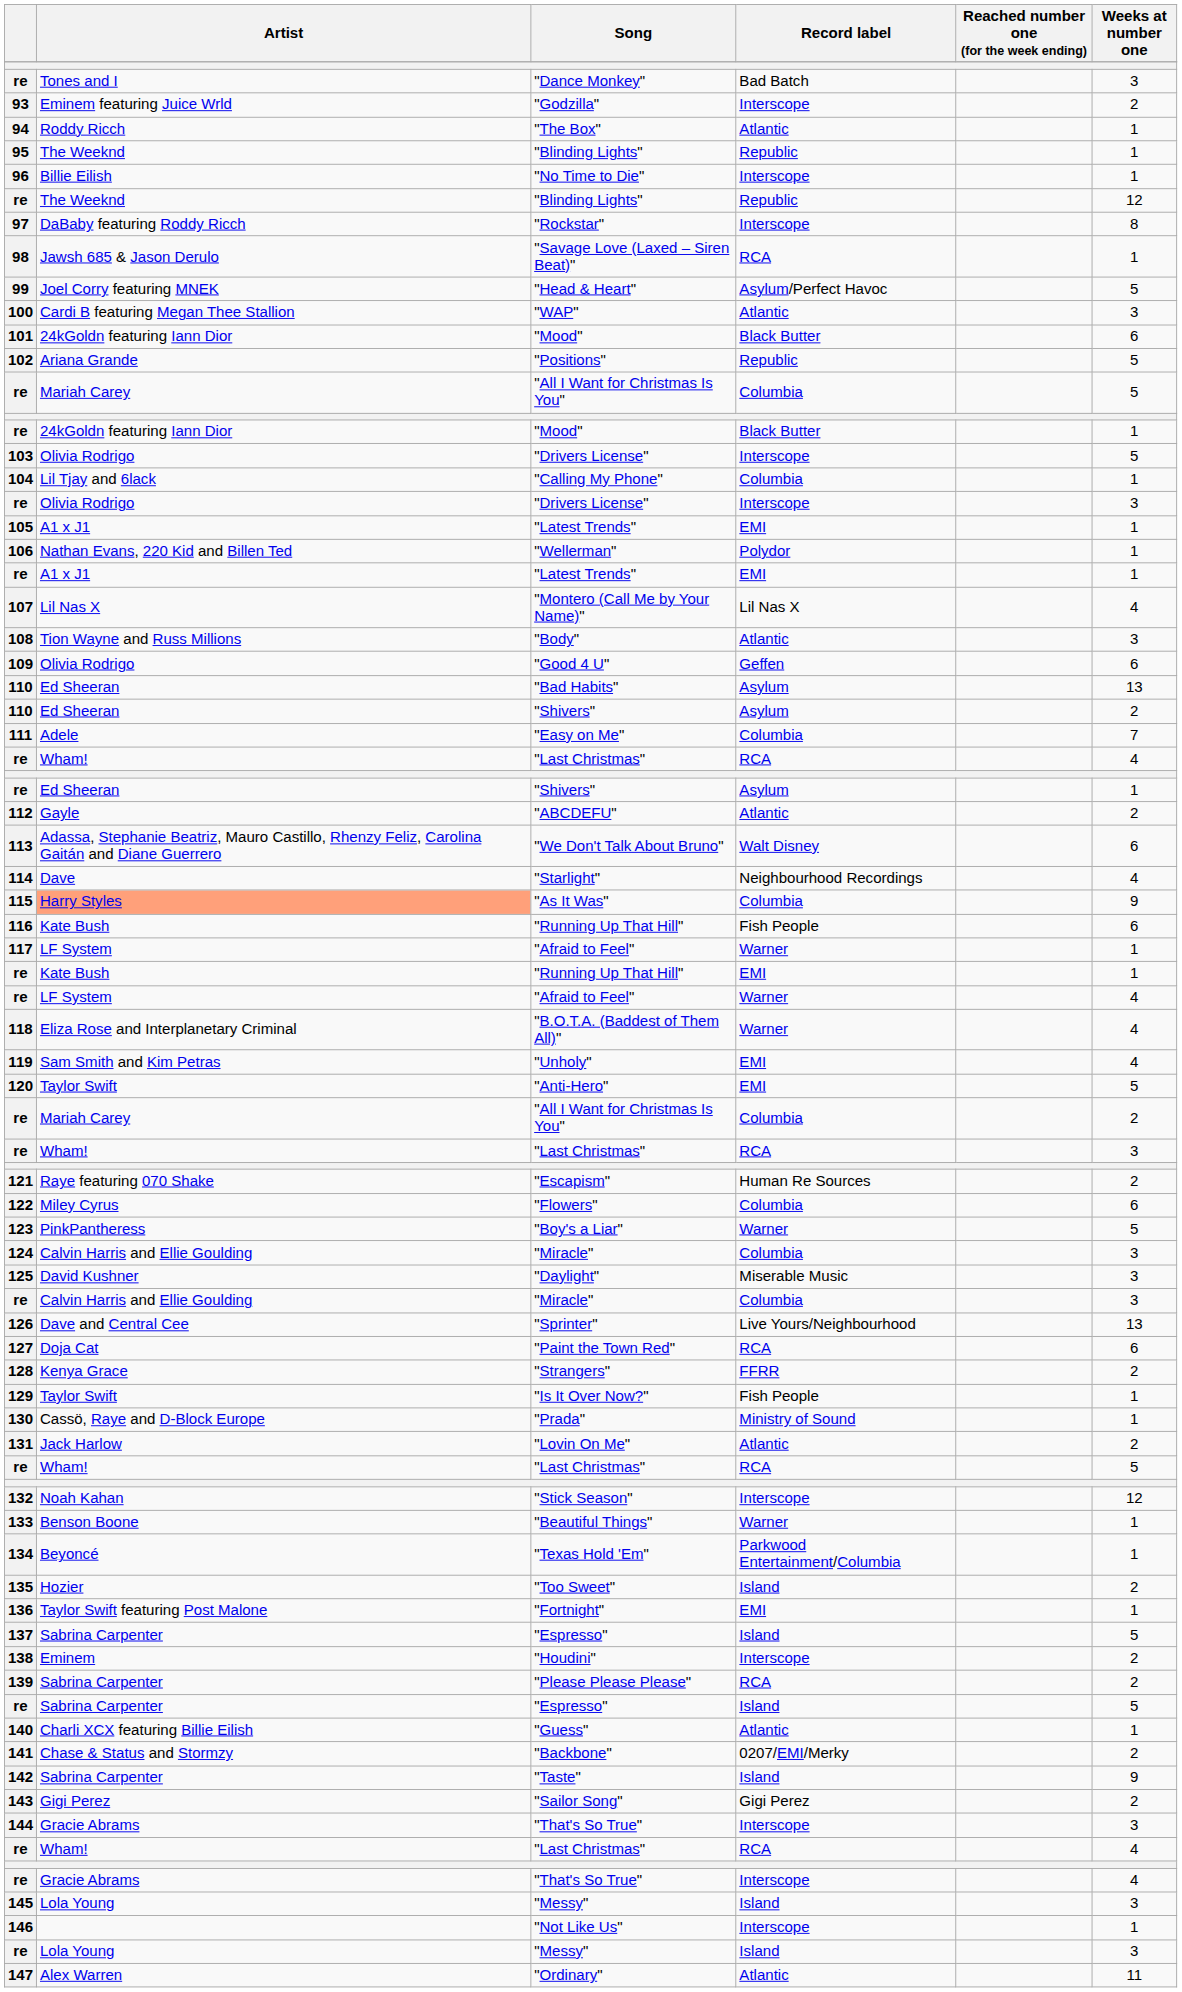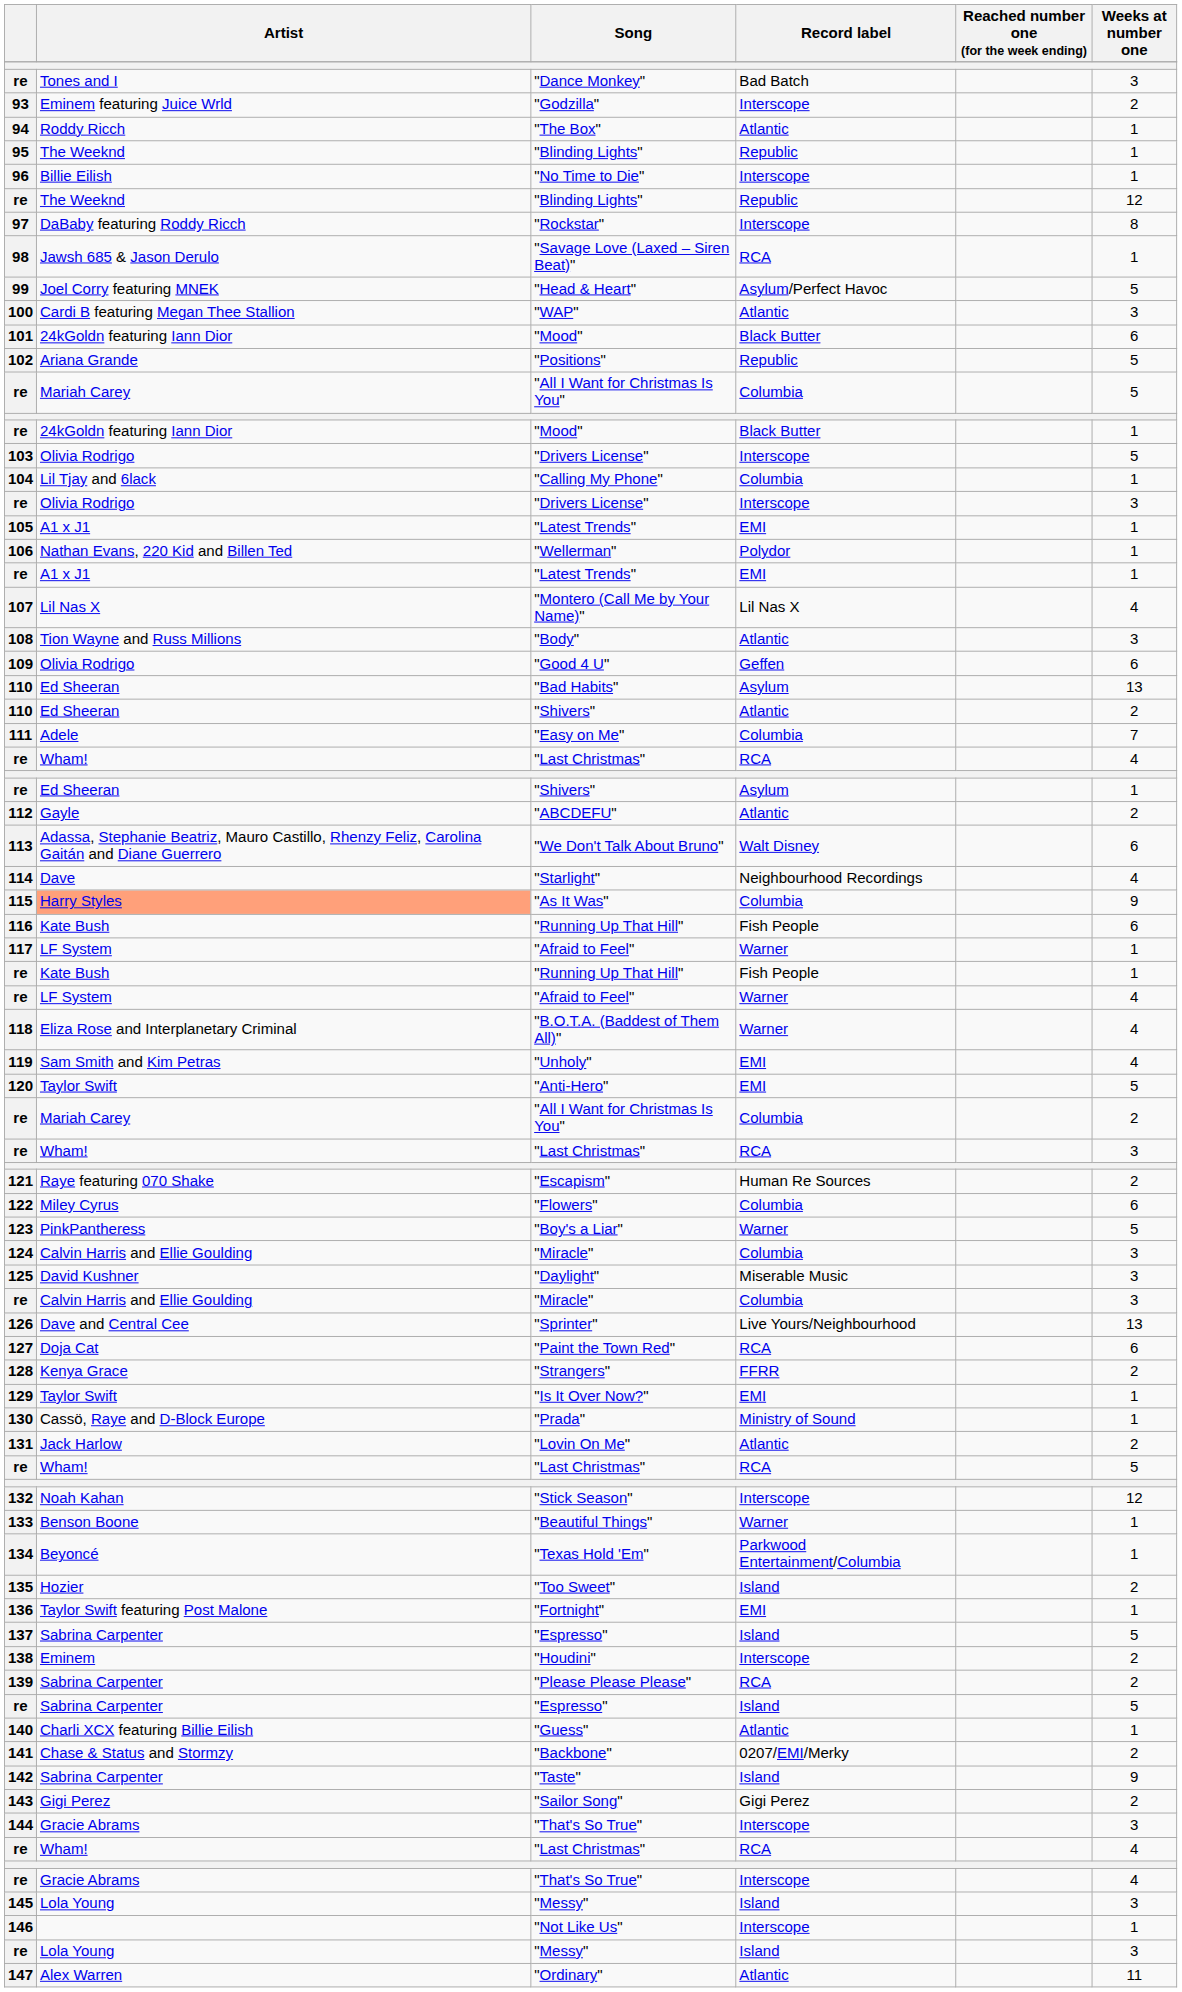(764, 711) Asylum -> (764, 711) Atlantic
(753, 973) EMI -> (779, 973) Fish People
(779, 1395) Fish People -> (753, 1395) EMI
